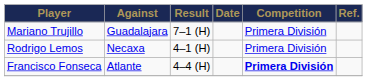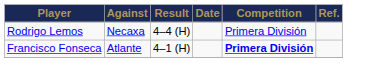- row: (45, 31)
(192, 48) 4–1 (H) -> (172, 31) 4–4 (H)
(192, 66) 4–4 (H) -> (172, 48) 4–1 (H)
